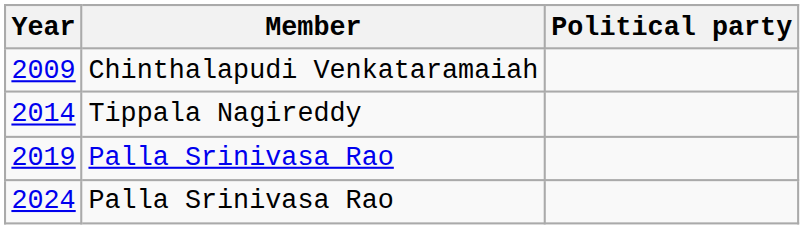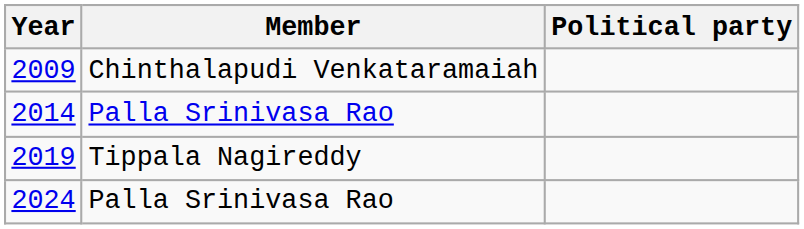(225, 114) Tippala Nagireddy -> (241, 114) Palla Srinivasa Rao
(241, 158) Palla Srinivasa Rao -> (225, 158) Tippala Nagireddy
